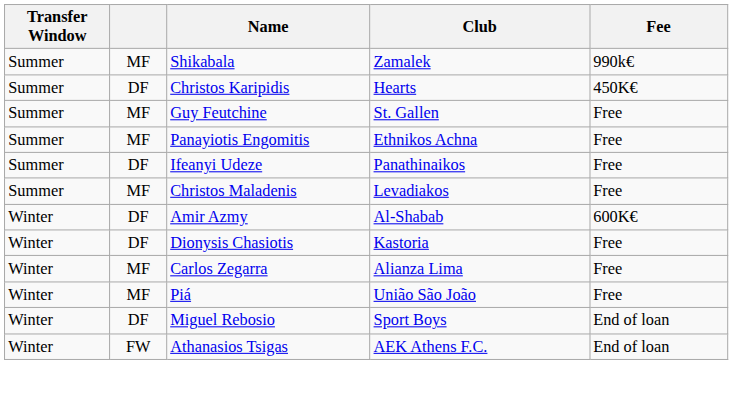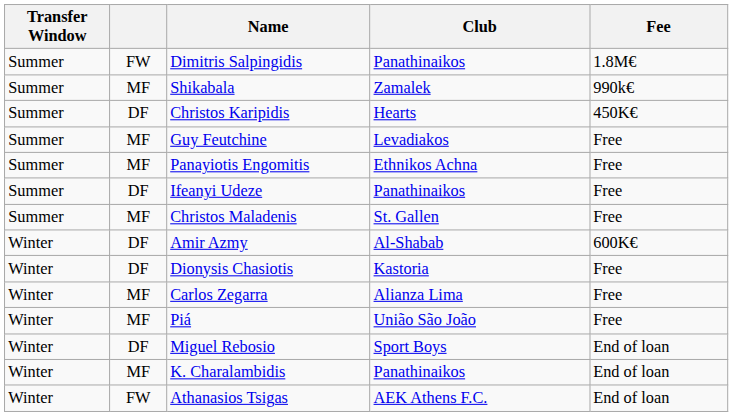+ row: (236, 61)
(406, 113) St. Gallen -> (411, 139) Levadiakos
(411, 191) Levadiakos -> (406, 216) St. Gallen
+ row: (228, 372)
